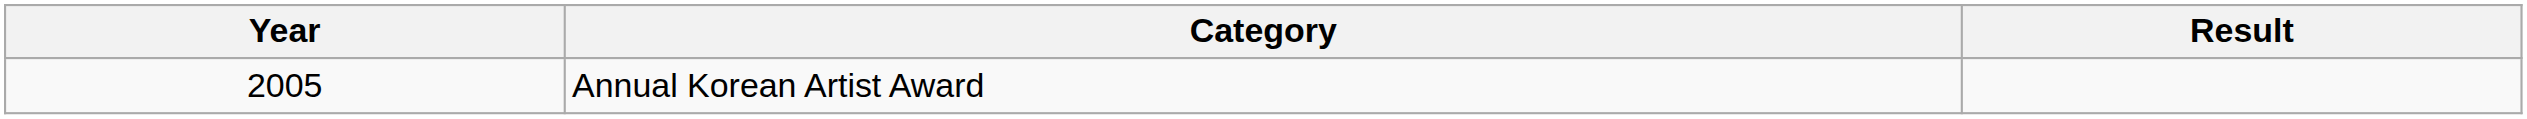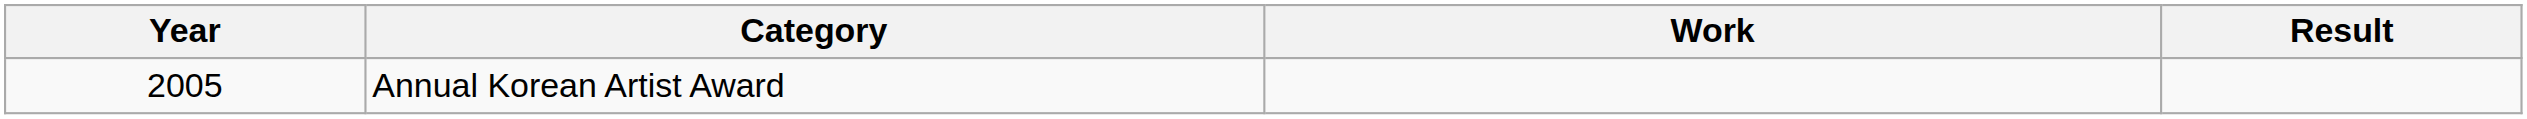+ column: (1713, 31)
